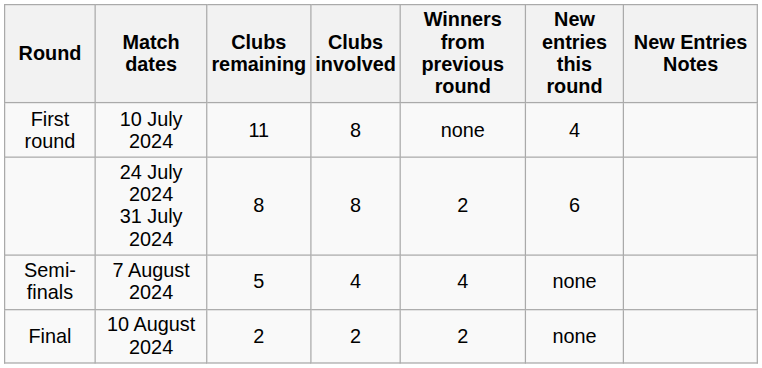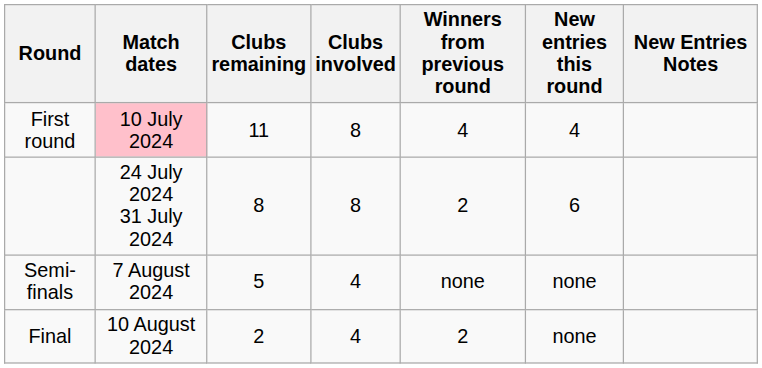(151, 129) no background -> (151, 129) pink background
(463, 129) none -> (463, 129) 4
(463, 282) 4 -> (463, 282) none
(356, 335) 2 -> (356, 335) 4
